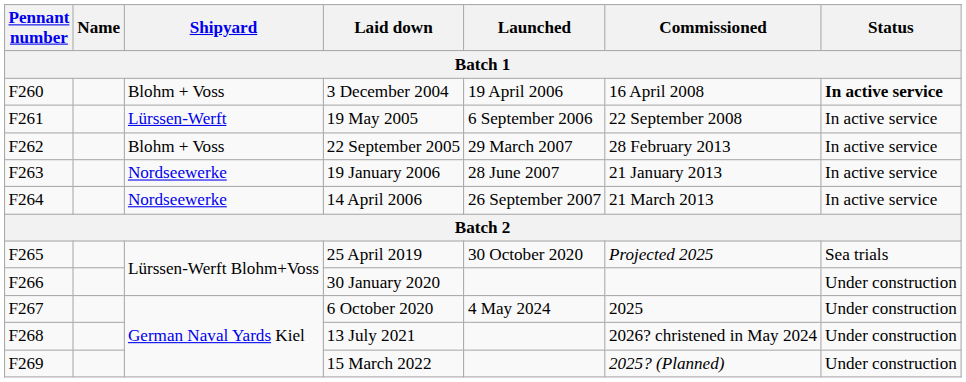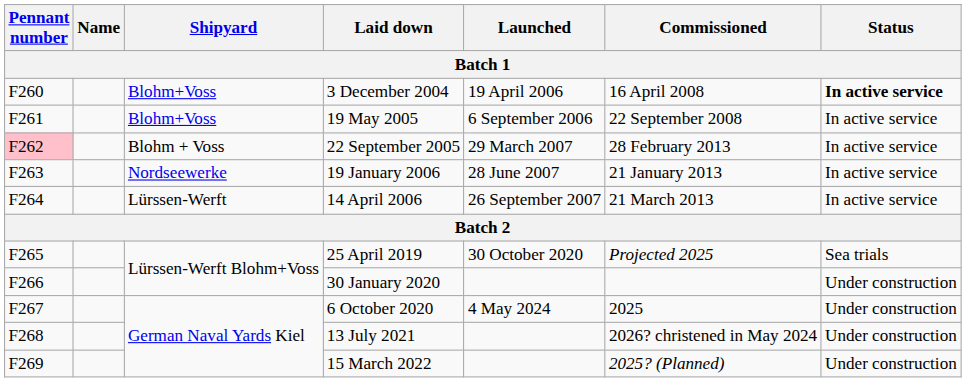(176, 91) Blohm + Voss -> (172, 91) Blohm+Voss
(177, 118) Lürssen-Werft -> (172, 118) Blohm+Voss
(26, 145) no background -> (26, 145) pink background
(177, 200) Nordseewerke -> (177, 200) Lürssen-Werft
